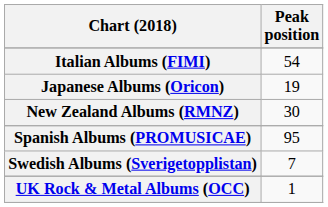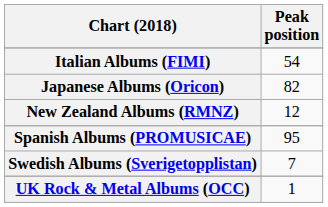(292, 86) 19 -> (292, 86) 82
(292, 112) 30 -> (292, 112) 12
